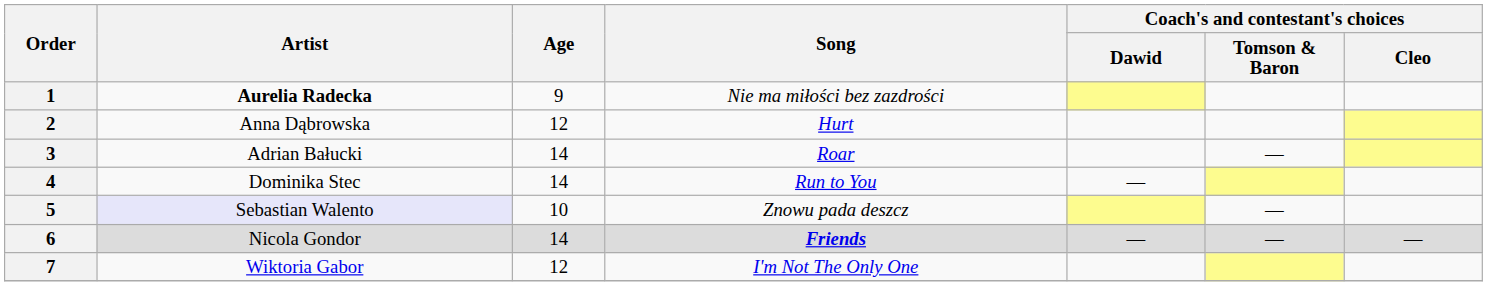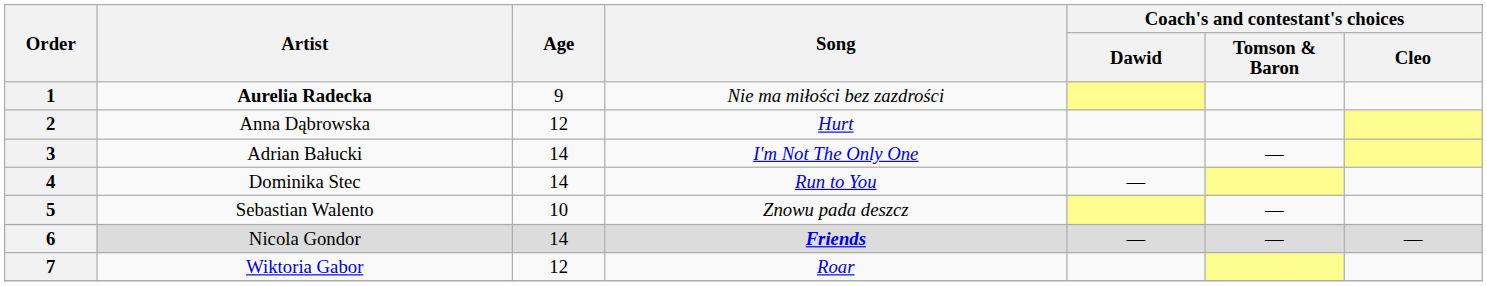(836, 153) Roar -> (836, 153) I'm Not The Only One
(305, 210) lavender background -> (305, 210) no background
(836, 267) I'm Not The Only One -> (836, 267) Roar
